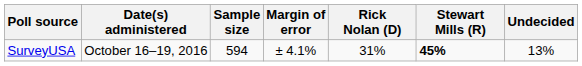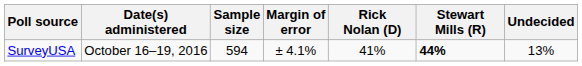(372, 50) 31% -> (372, 50) 41%
(433, 50) 45% -> (433, 50) 44%
